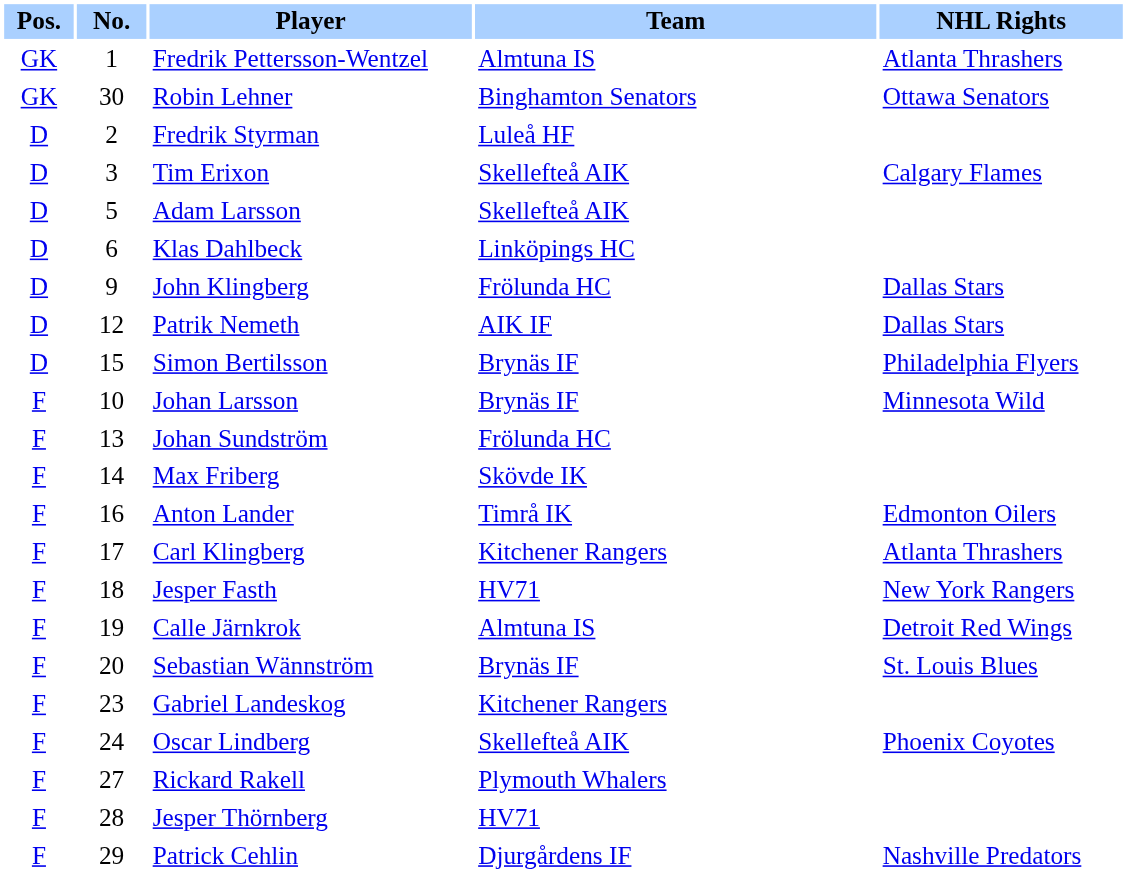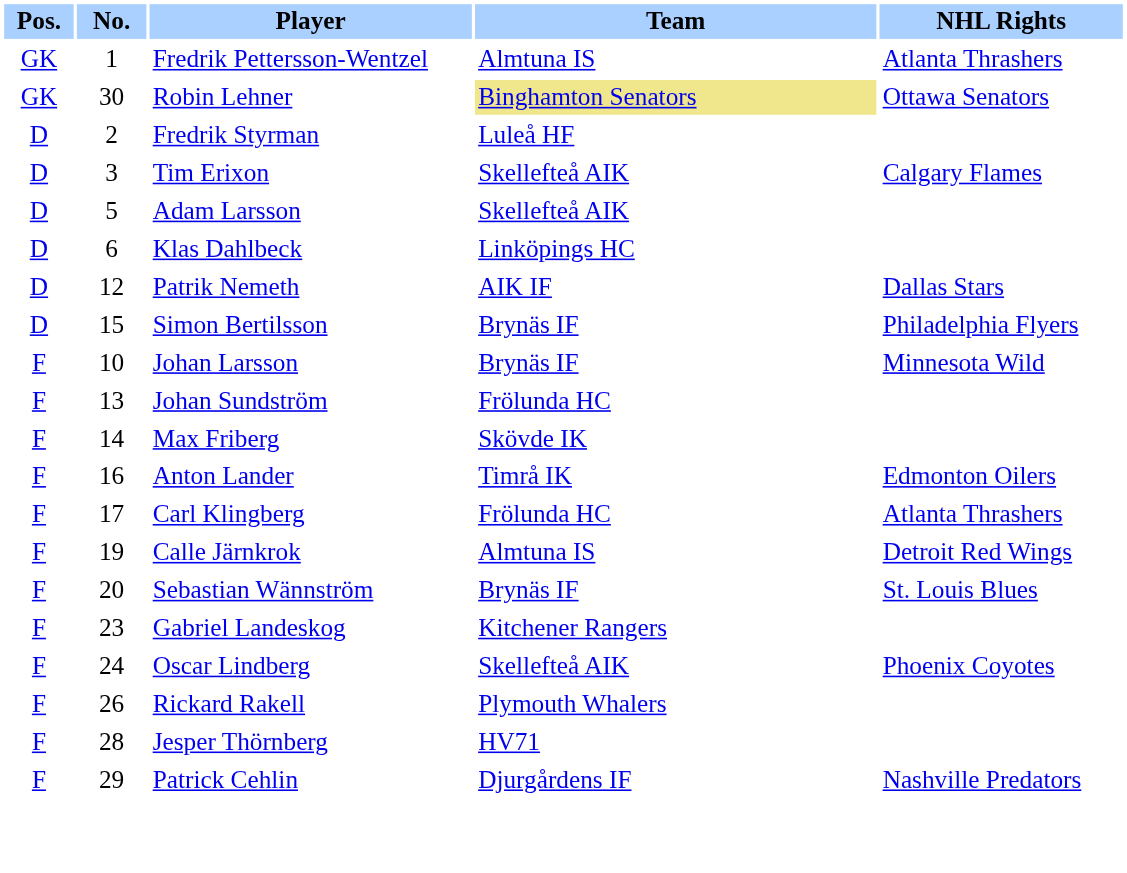(587, 97) no background -> (587, 97) khaki background
- row: (231, 286)
(573, 552) Kitchener Rangers -> (545, 514) Frölunda HC
- row: (215, 590)
(112, 779) 27 -> (112, 703) 26
